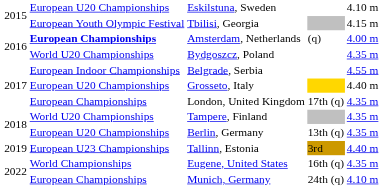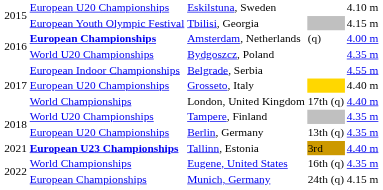(88, 101) European Championships -> (81, 101) World Championships
(363, 101) 4.35 m -> (363, 101) 4.40 m
(15, 148) 2019 -> (15, 148) 2021
(99, 148) normal -> (104, 148) bold
(363, 179) 4.10 m -> (363, 179) 4.15 m
